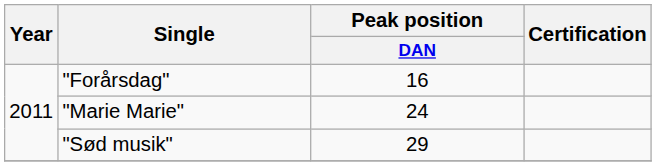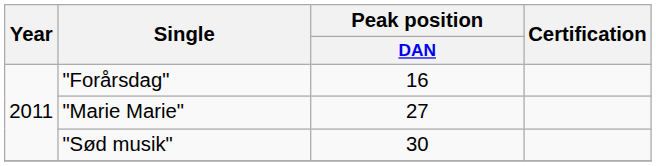(417, 112) 24 -> (417, 112) 27
(417, 144) 29 -> (417, 144) 30
